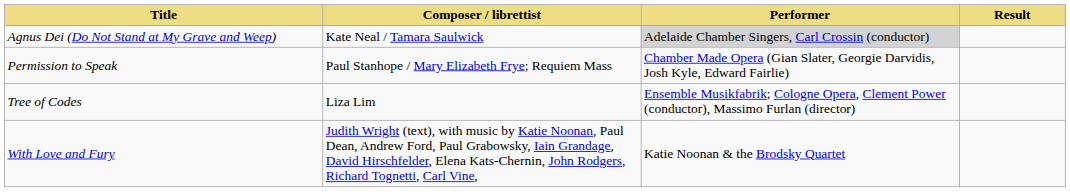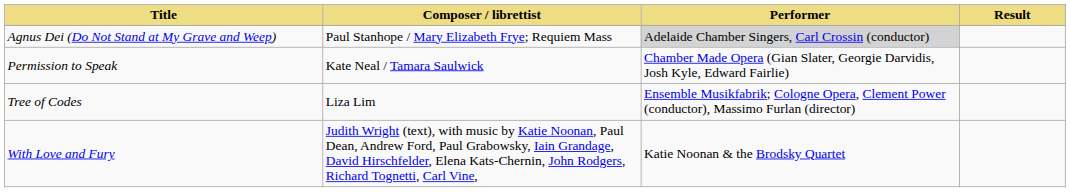(405, 36) Kate Neal / Tamara Saulwick -> (469, 36) Paul Stanhope / Mary Elizabeth Frye; Requiem Mass
(469, 65) Paul Stanhope / Mary Elizabeth Frye; Requiem Mass -> (405, 65) Kate Neal / Tamara Saulwick
